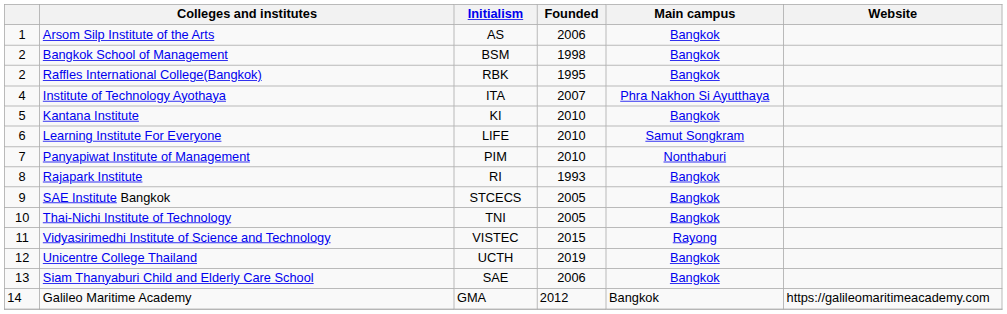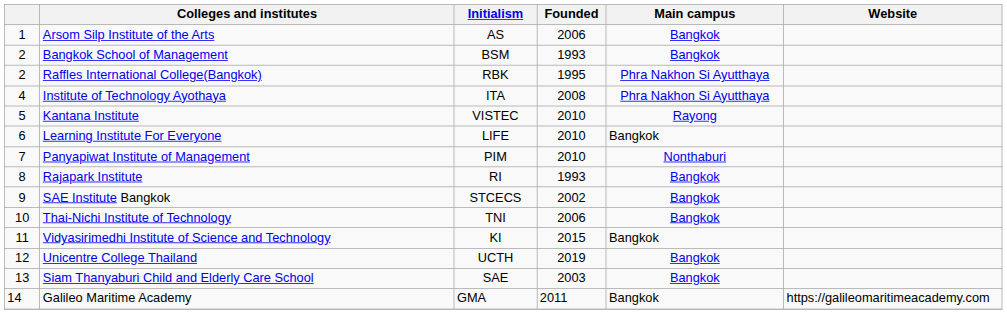(571, 55) 1998 -> (571, 55) 1993
(695, 75) Bangkok -> (695, 75) Phra Nakhon Si Ayutthaya
(571, 95) 2007 -> (571, 95) 2008
(495, 116) KI -> (495, 116) VISTEC
(695, 116) Bangkok -> (695, 116) Rayong
(695, 136) Samut Songkram -> (634, 136) Bangkok
(571, 197) 2005 -> (571, 197) 2002
(571, 217) 2005 -> (571, 217) 2006
(495, 237) VISTEC -> (495, 237) KI
(695, 237) Rayong -> (634, 237) Bangkok
(571, 278) 2006 -> (571, 278) 2003
(554, 298) 2012 -> (554, 298) 2011
